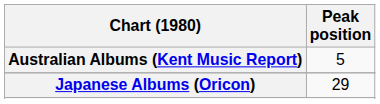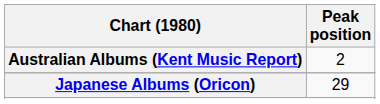(340, 60) 5 -> (340, 60) 2
